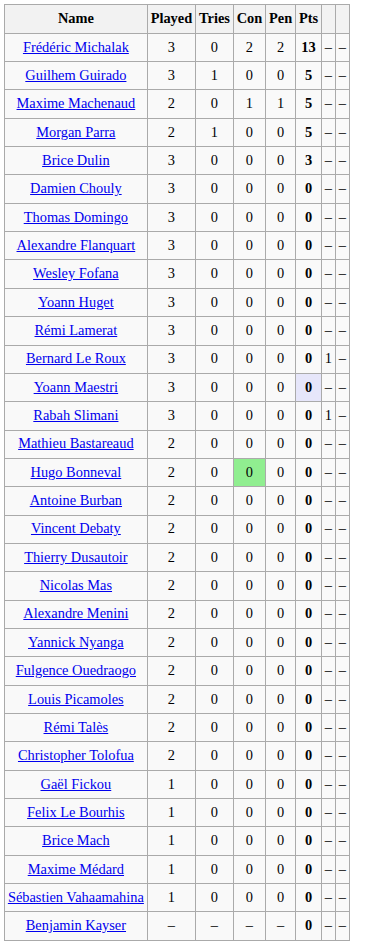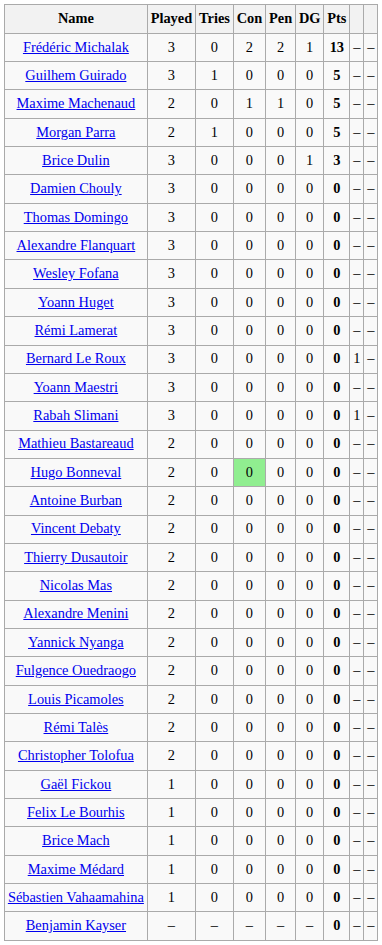+ column: (310, 18)
(308, 387) lavender background -> (337, 387) no background
